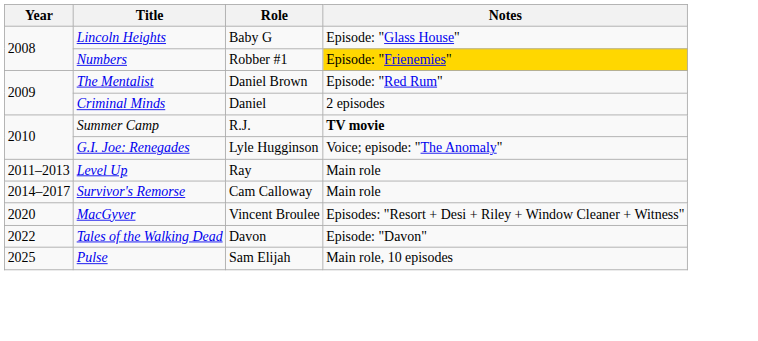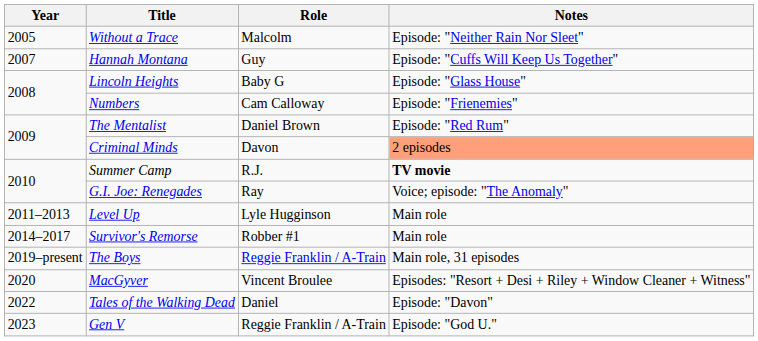+ row: (134, 37)
+ row: (138, 59)
(258, 59) Robber #1 -> (283, 103) Cam Calloway
(389, 59) gold background -> (455, 103) no background
(248, 103) Daniel -> (260, 147) Davon
(355, 103) no background -> (421, 147) lightsalmon background
(274, 147) Lyle Hugginson -> (253, 192) Ray
(240, 170) Ray -> (286, 214) Lyle Hugginson
(271, 192) Cam Calloway -> (271, 236) Robber #1
+ row: (115, 258)
(248, 236) Davon -> (260, 302) Daniel
+ row: (107, 324)
- row: (92, 258)
